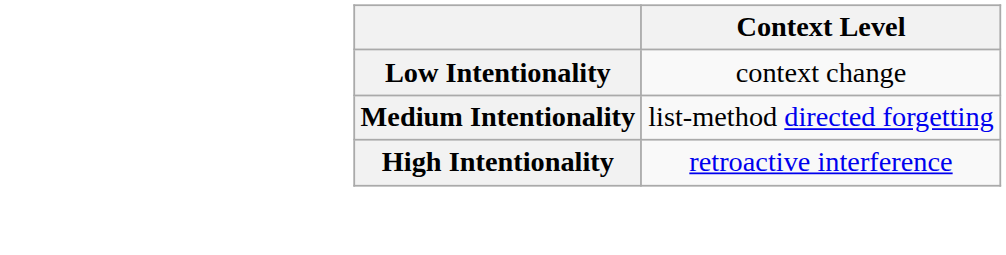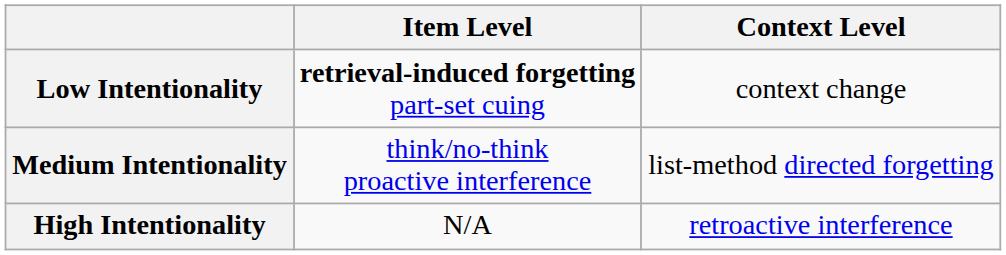+ column: (468, 27)
